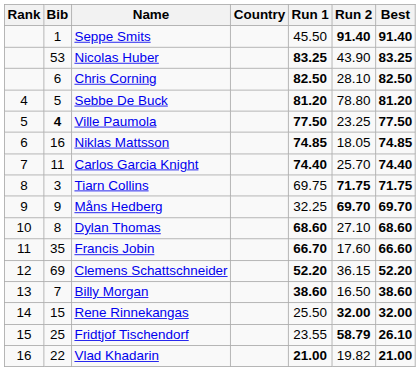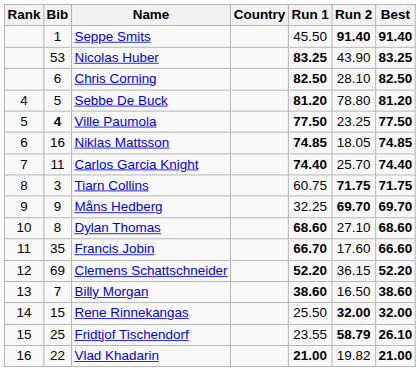(310, 185) 69.75 -> (310, 185) 60.75
